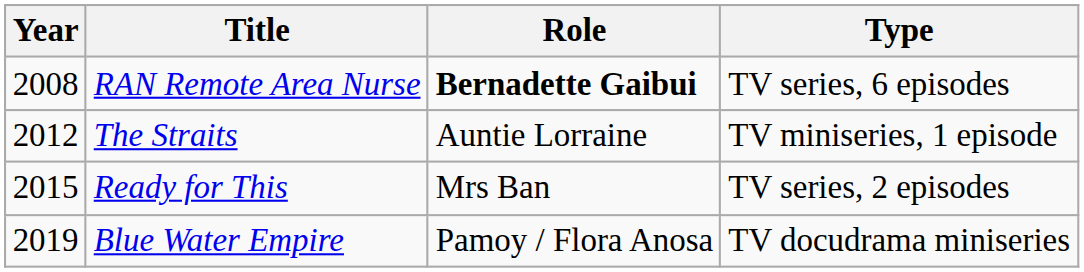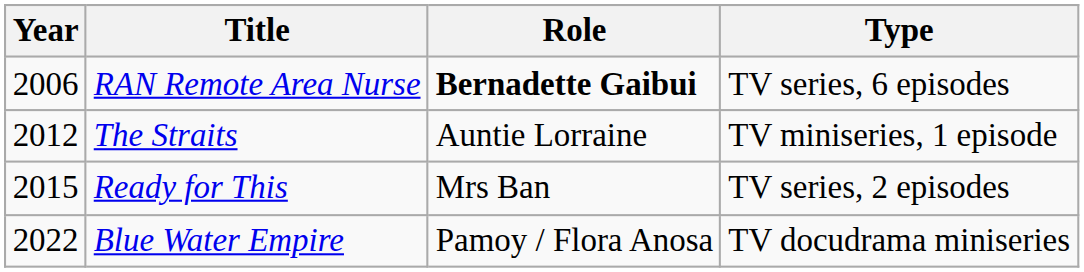(46, 82) 2008 -> (46, 82) 2006
(46, 239) 2019 -> (46, 239) 2022
